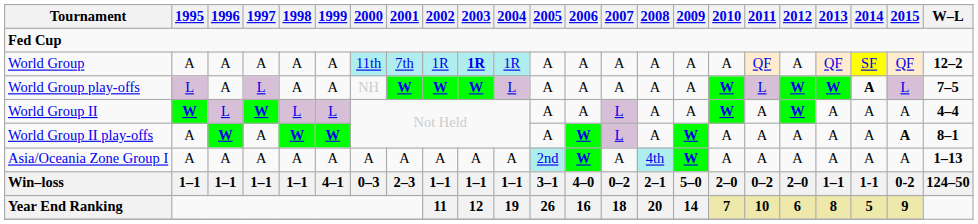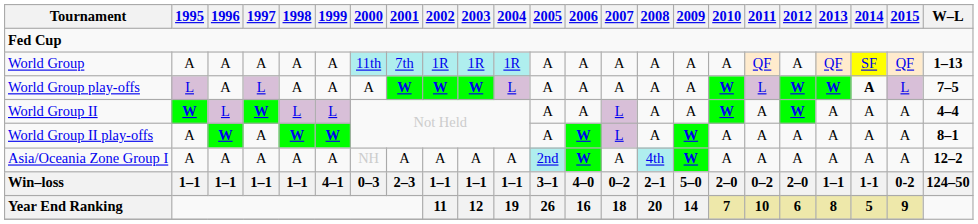(476, 63) bold -> (476, 63) normal
(948, 63) 12–2 -> (948, 63) 1–13
(369, 87) NH -> (369, 87) A
(905, 135) bold -> (905, 135) normal
(369, 159) A -> (369, 159) NH
(948, 159) 1–13 -> (948, 159) 12–2
